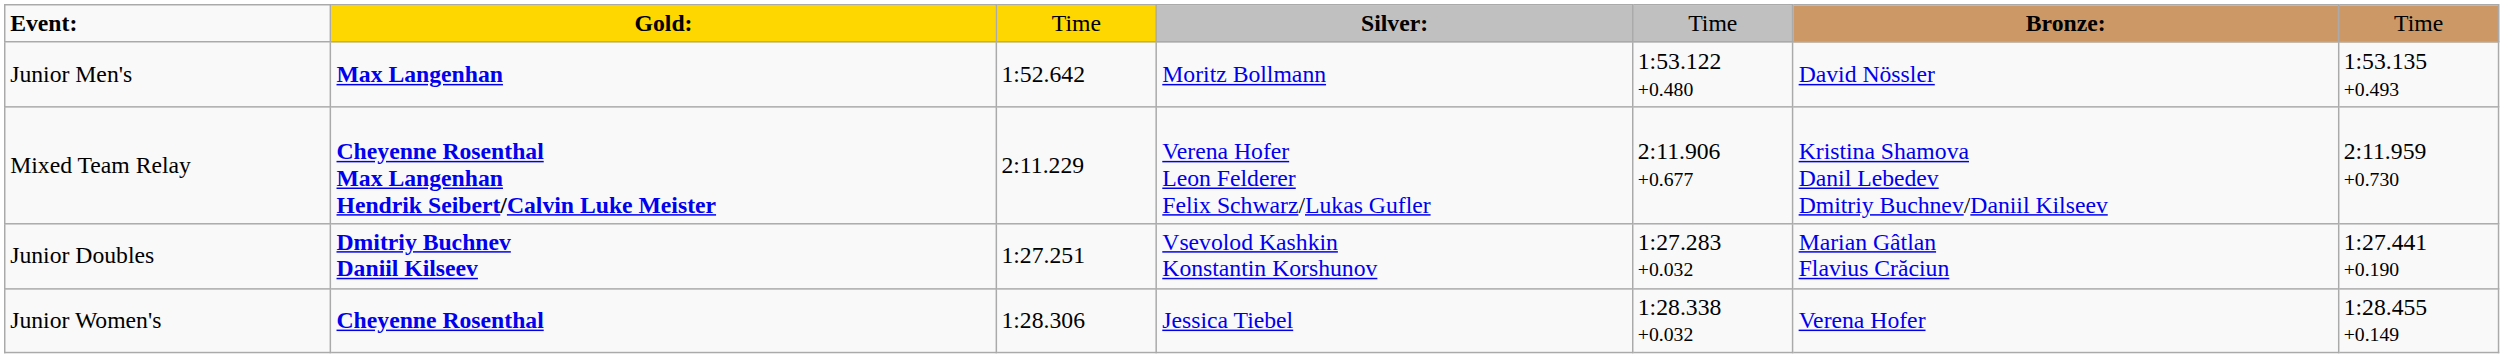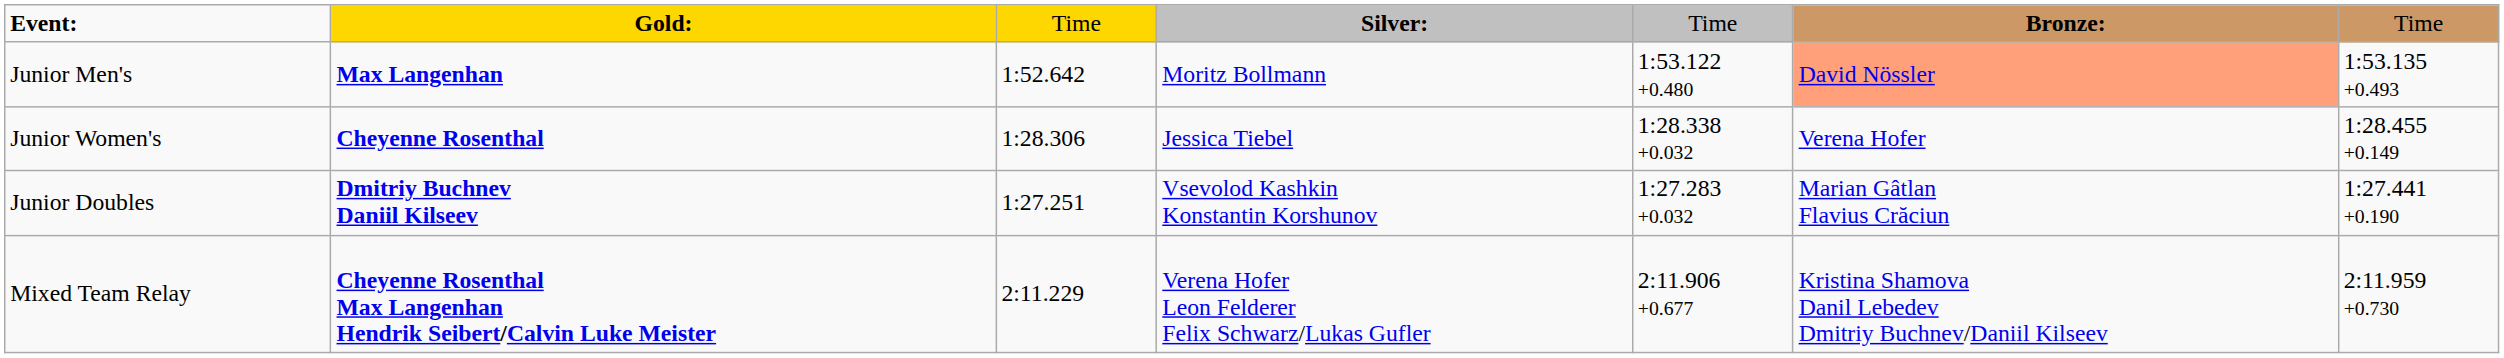(1867, 74) no background -> (1867, 74) lightsalmon background
rows swapped: (86, 320) <-> (101, 164)
